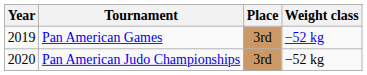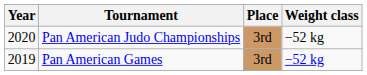rows swapped: (102, 37) <-> (141, 59)
